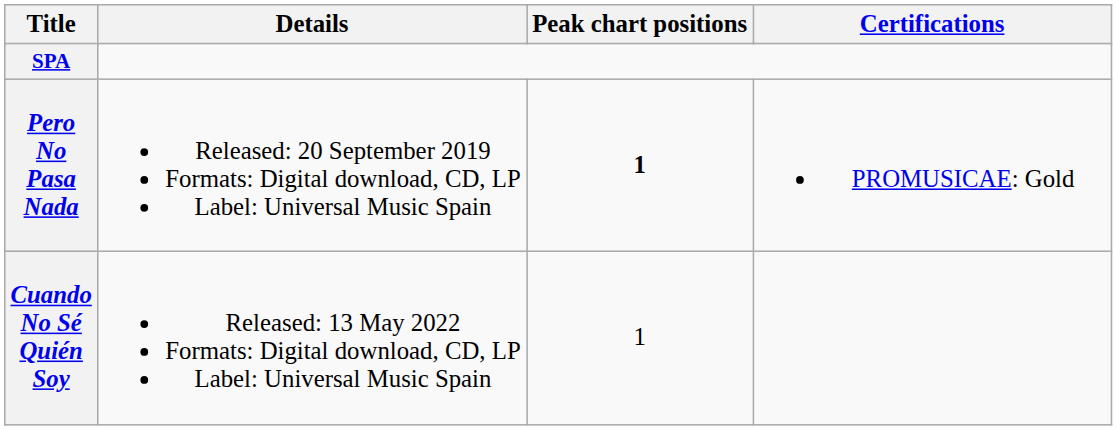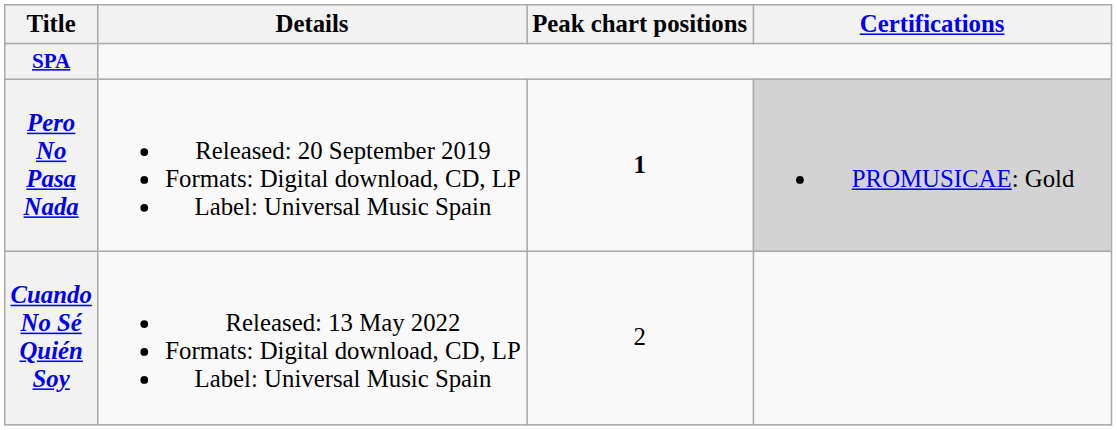(932, 179) no background -> (932, 179) lightgrey background
(640, 337) 1 -> (640, 337) 2
